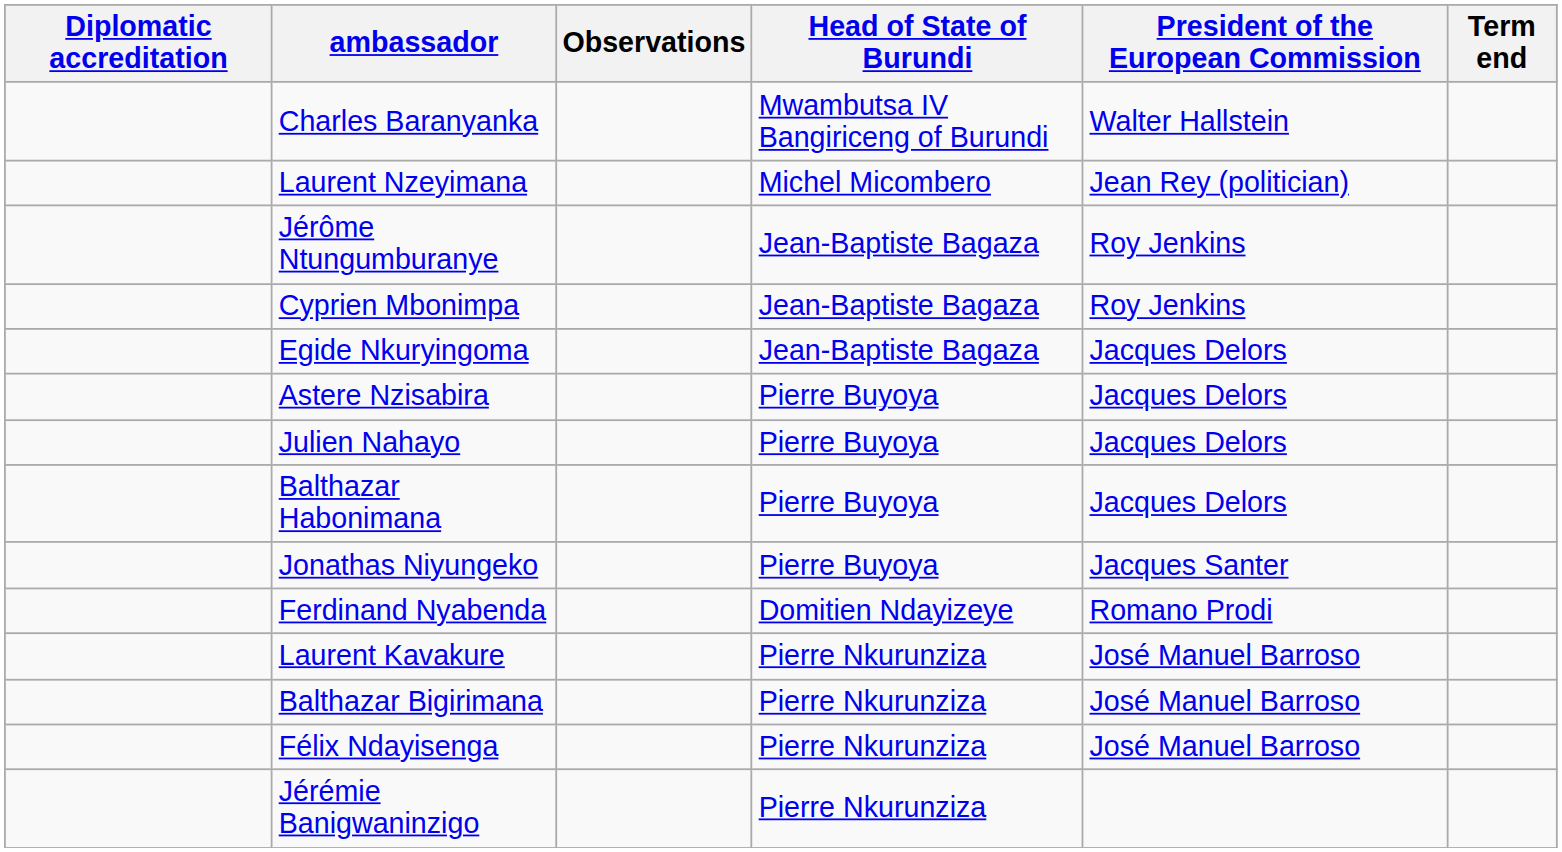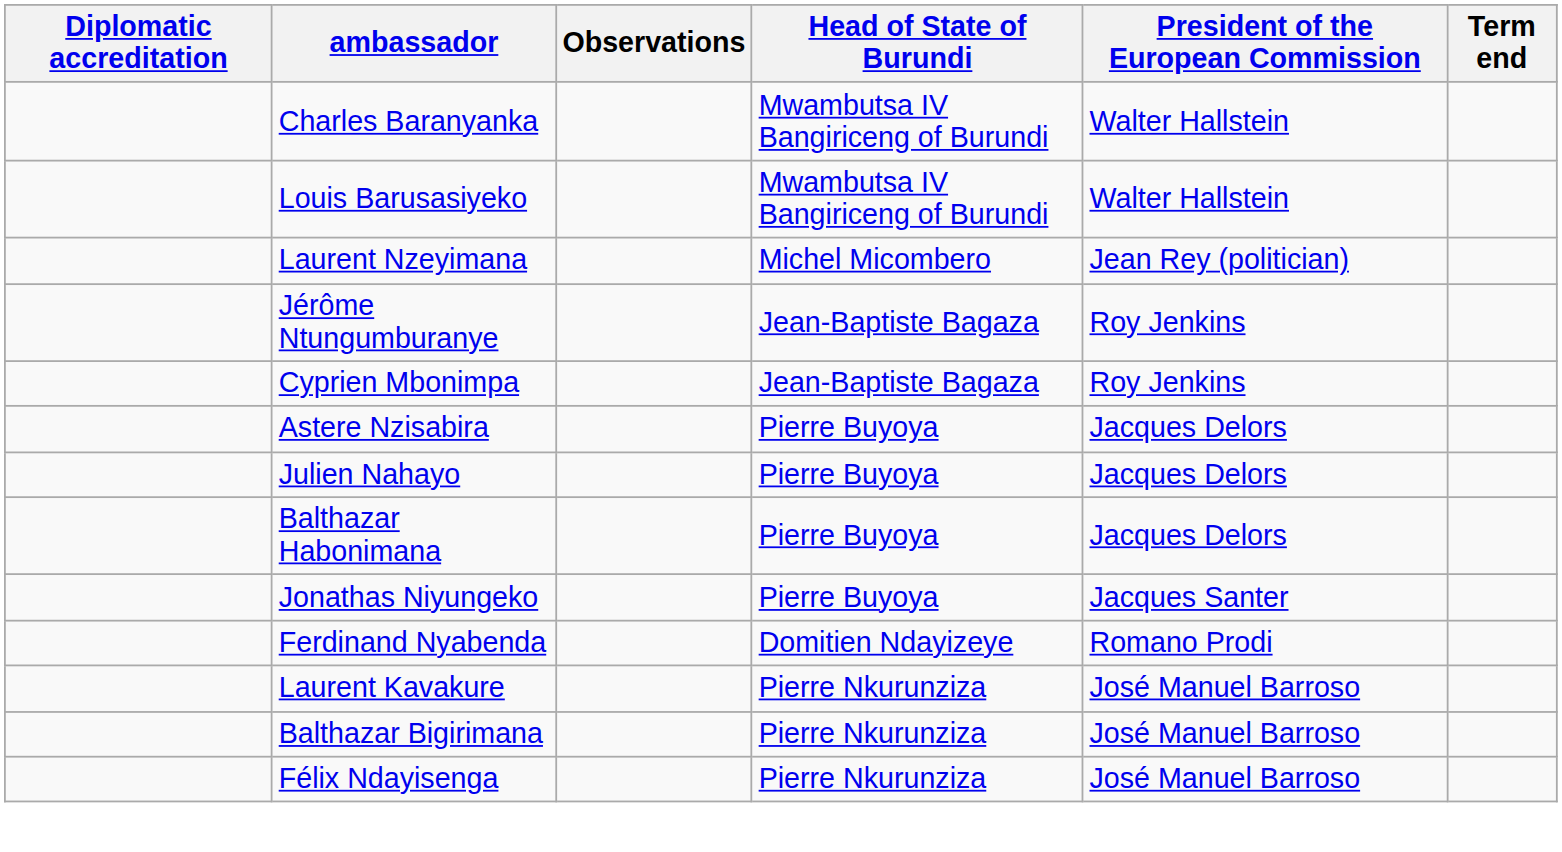+ row: (403, 198)
- row: (404, 350)
- row: (379, 808)
